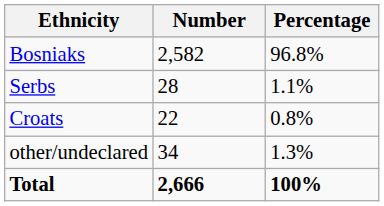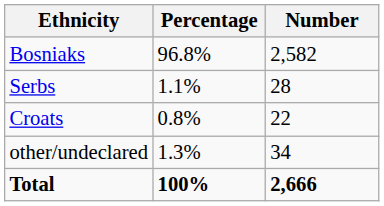columns swapped: (209, 20) <-> (322, 20)
